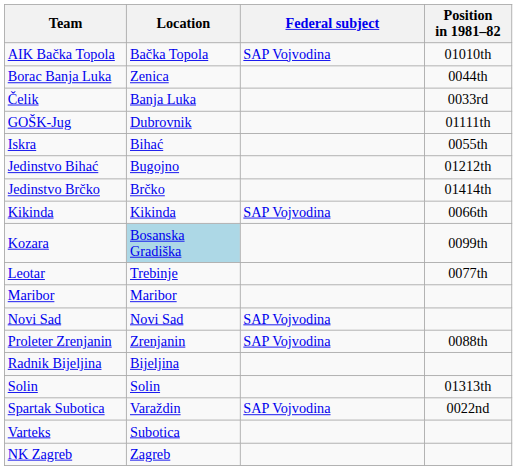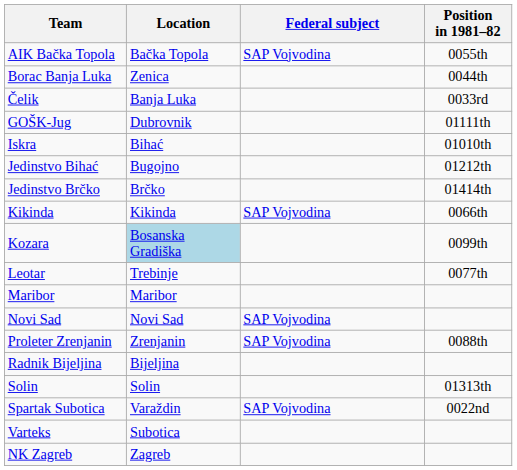(468, 54) 01010th -> (468, 54) 0055th
(468, 144) 0055th -> (468, 144) 01010th
